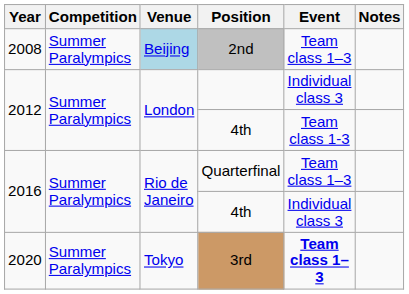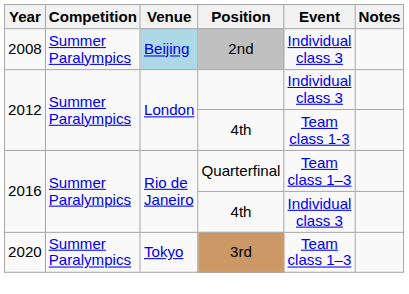(319, 49) Team class 1–3 -> (319, 49) Individual class 3
(319, 261) bold -> (319, 253) normal
